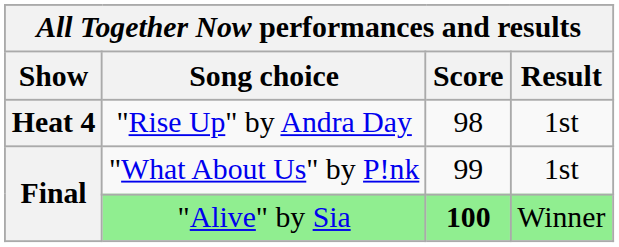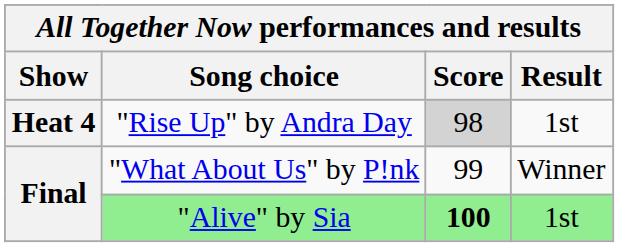(468, 122) no background -> (468, 122) lightgrey background
(561, 169) 1st -> (561, 169) Winner
(561, 216) Winner -> (561, 216) 1st
